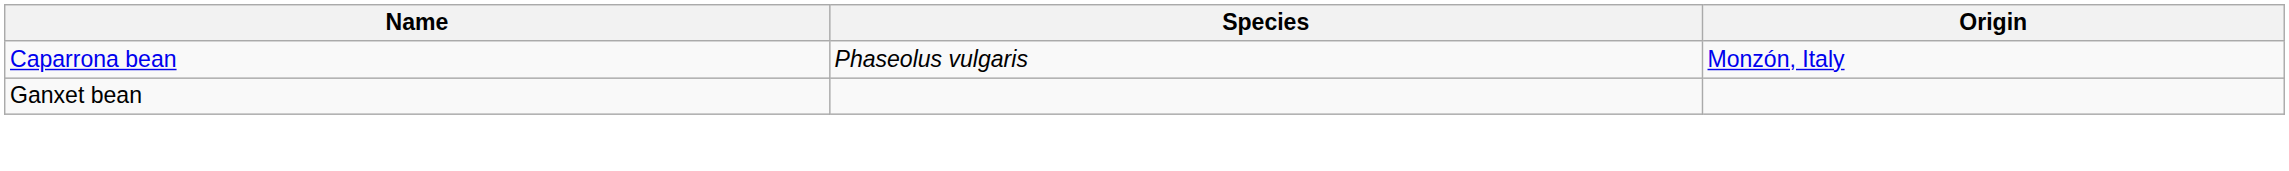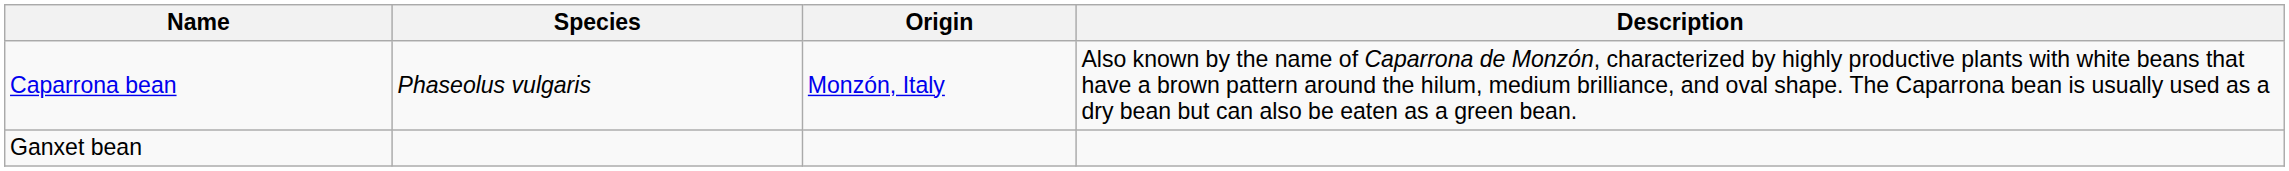+ column: (1680, 22)
